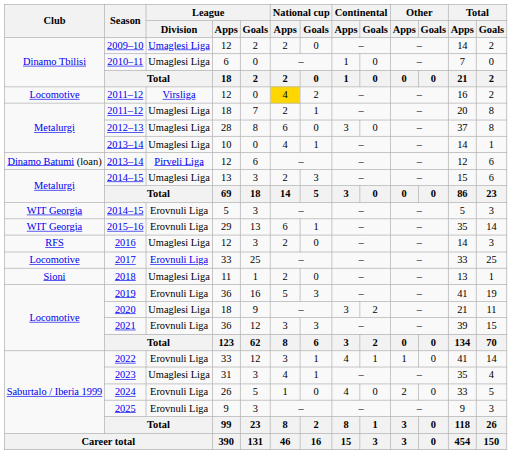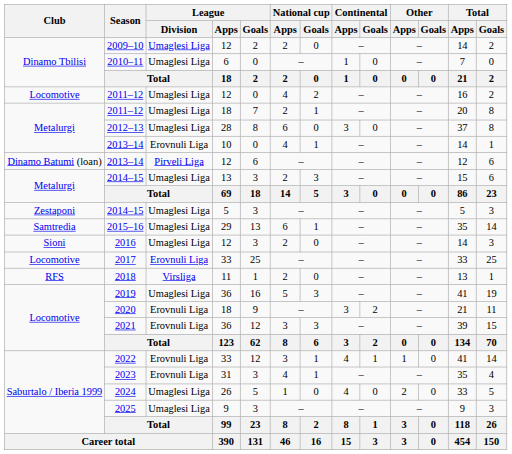(179, 95) Virsliga -> (179, 95) Umaglesi Liga
(285, 95) gold background -> (285, 95) no background
(179, 144) Umaglesi Liga -> (179, 144) Erovnuli Liga
(55, 210) WIT Georgia -> (55, 210) Zestaponi
(179, 210) Erovnuli Liga -> (179, 210) Umaglesi Liga
(55, 227) WIT Georgia -> (55, 227) Samtredia
(179, 227) Erovnuli Liga -> (179, 227) Umaglesi Liga
(55, 243) RFS -> (55, 243) Sioni
(55, 276) Sioni -> (55, 276) RFS
(179, 276) Umaglesi Liga -> (179, 276) Virsliga
(179, 293) Erovnuli Liga -> (179, 293) Umaglesi Liga
(179, 309) Umaglesi Liga -> (179, 309) Erovnuli Liga
(179, 375) Umaglesi Liga -> (179, 375) Erovnuli Liga
(179, 392) Erovnuli Liga -> (179, 392) Umaglesi Liga
(179, 408) Erovnuli Liga -> (179, 408) Umaglesi Liga
